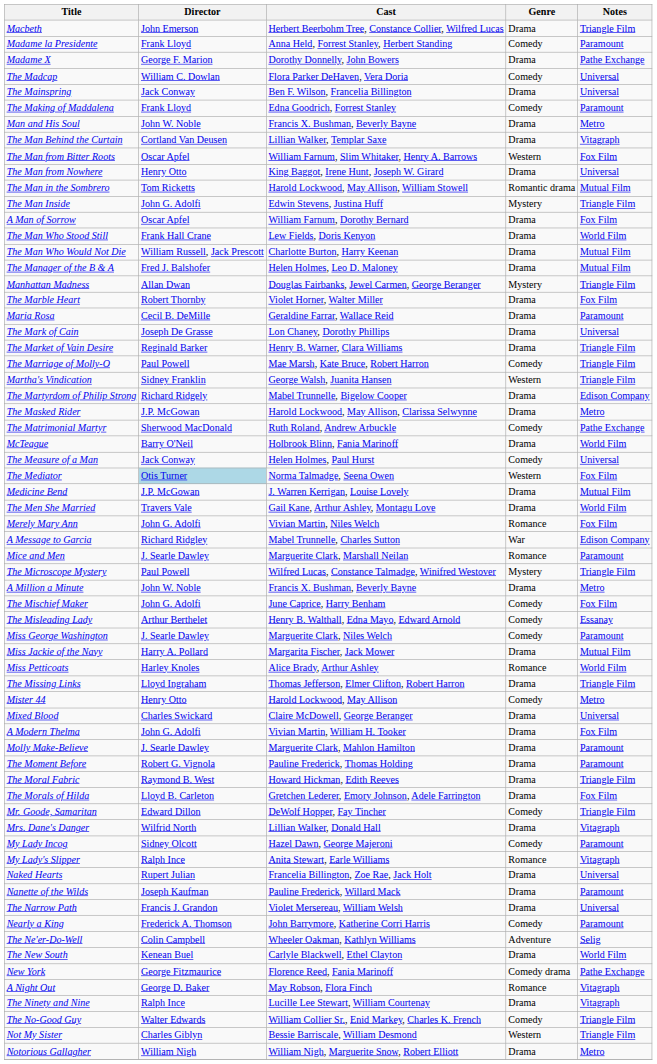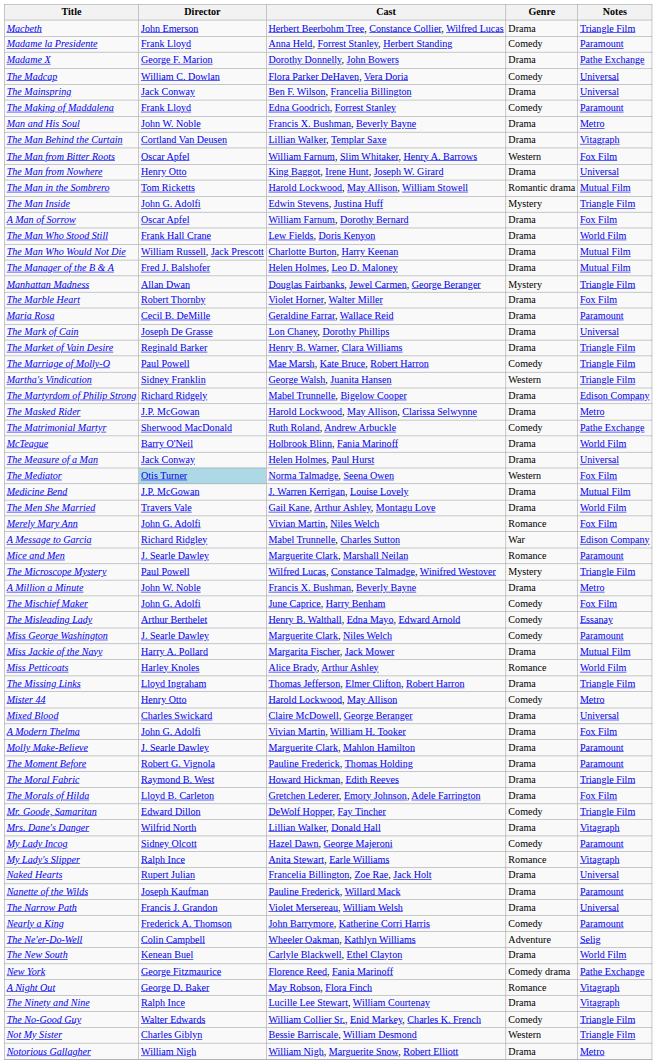(525, 460) Comedy -> (522, 460) Drama
